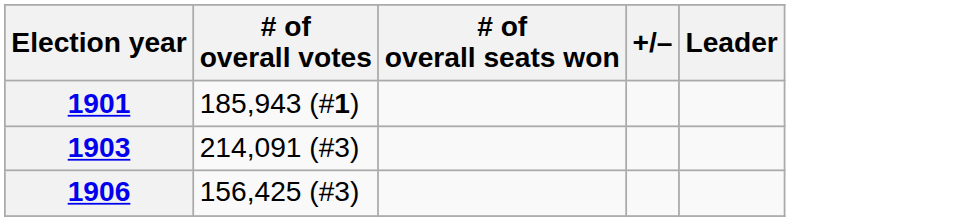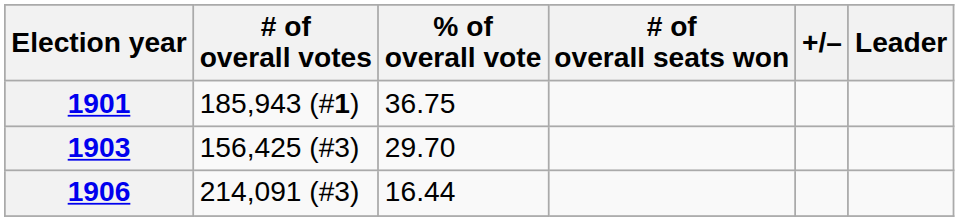+ column: (463, 42)
(280, 147) 214,091 (#3) -> (280, 147) 156,425 (#3)
(280, 192) 156,425 (#3) -> (280, 192) 214,091 (#3)
